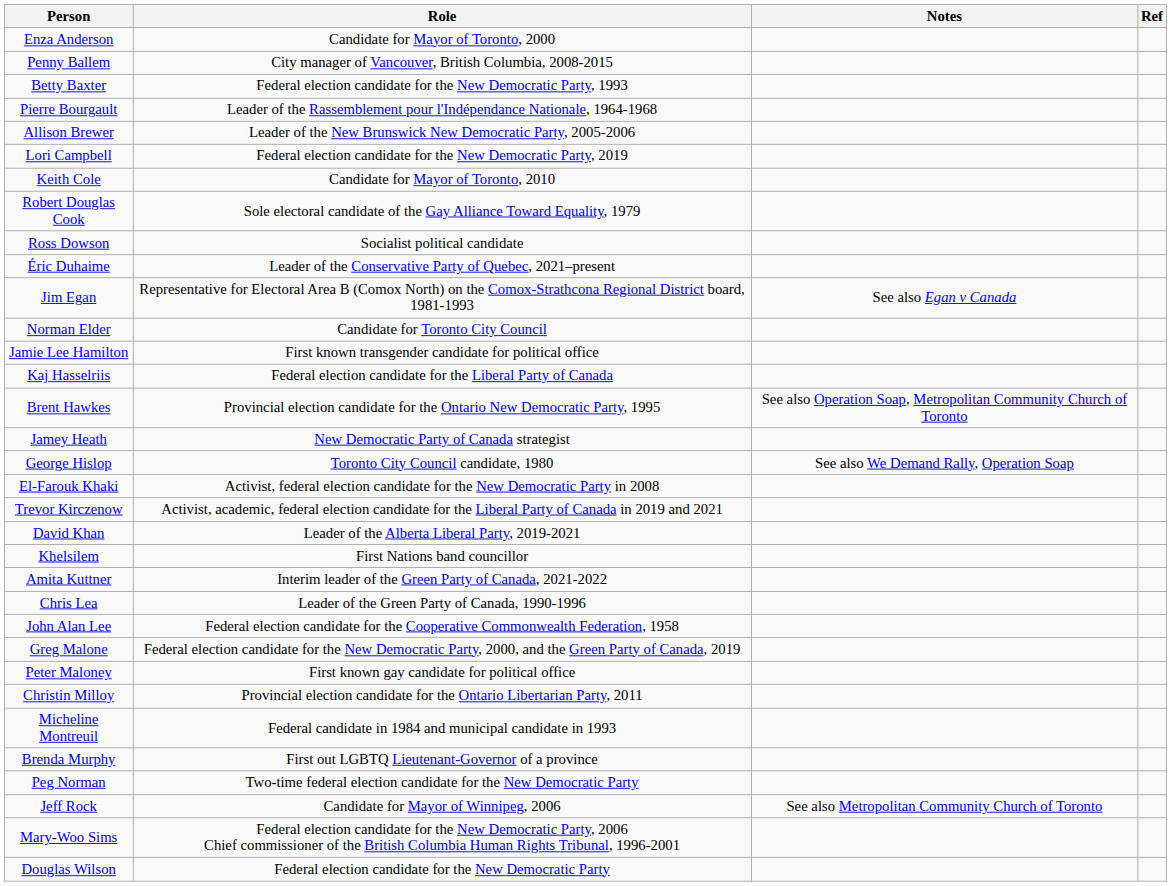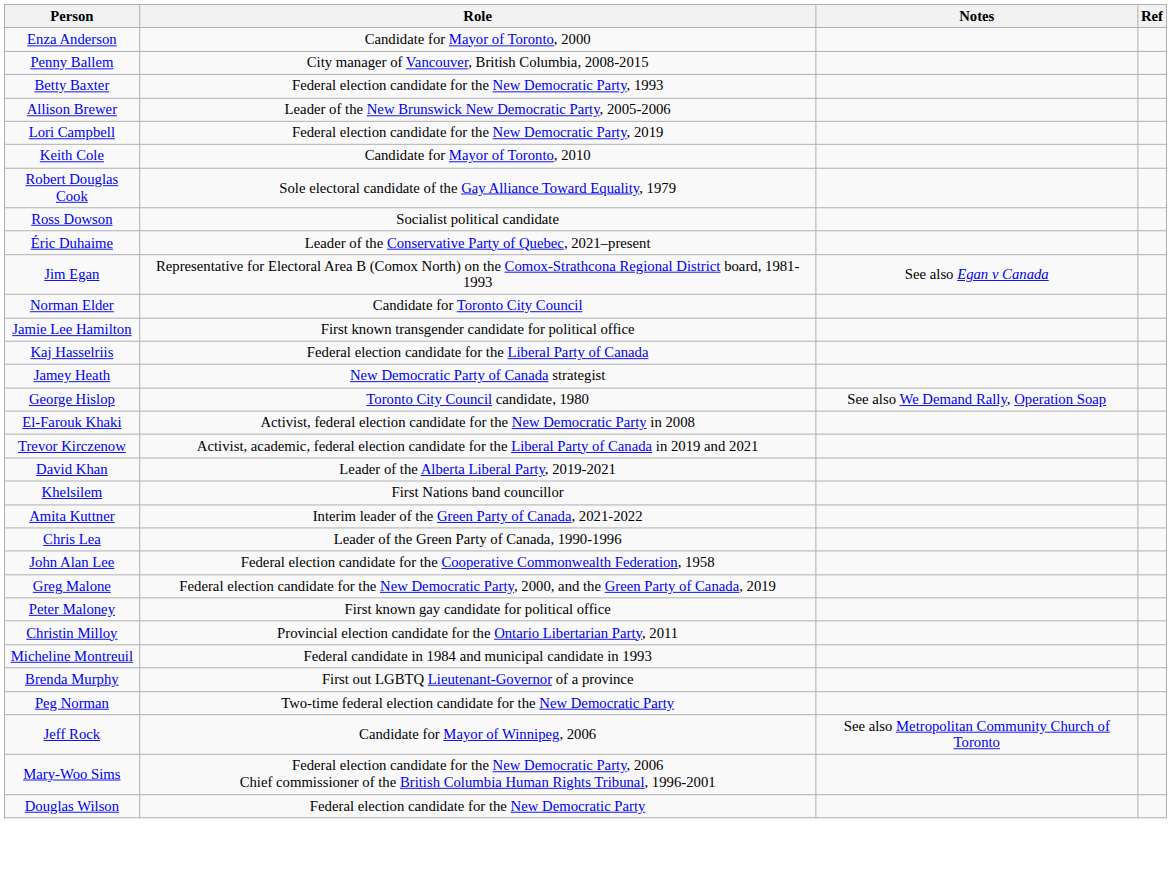- row: (69, 109)
- row: (69, 407)
